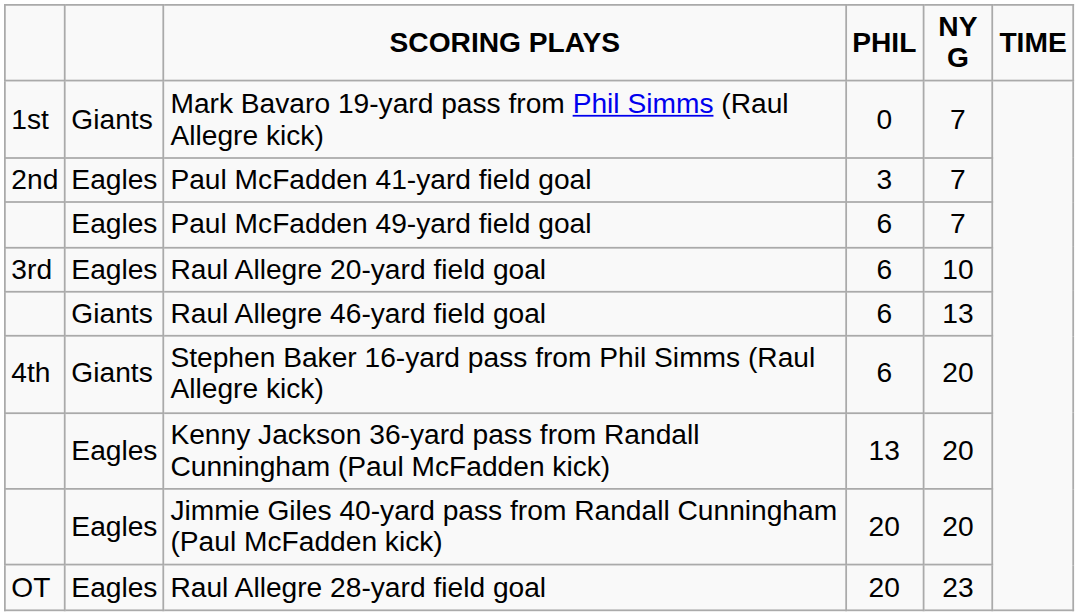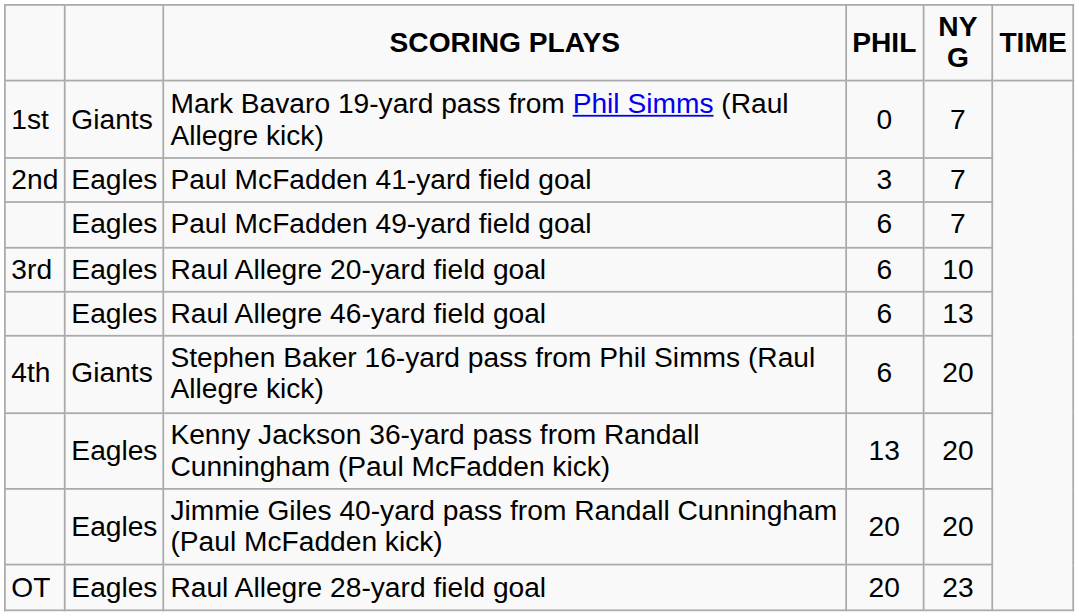(112, 313) Giants -> (114, 313) Eagles
